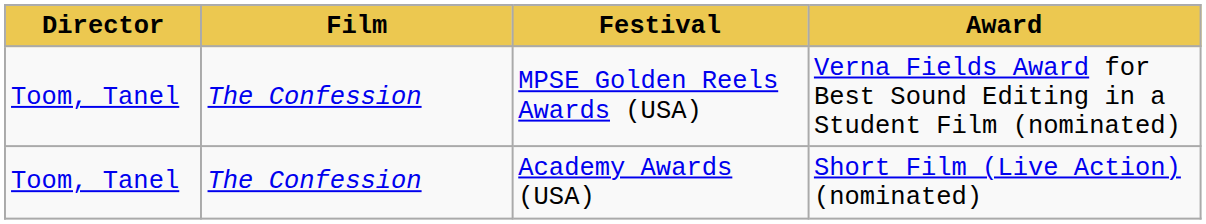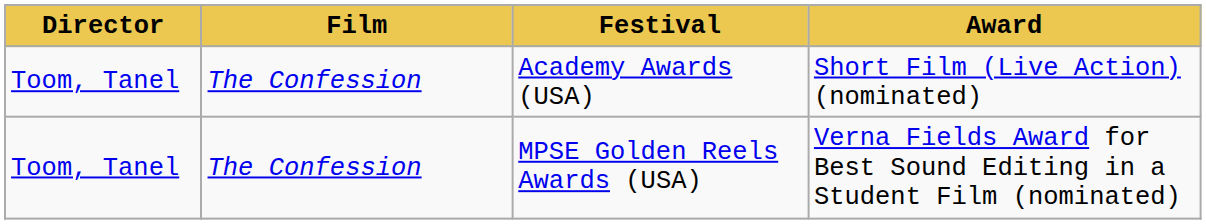rows swapped: (625, 182) <-> (648, 97)
